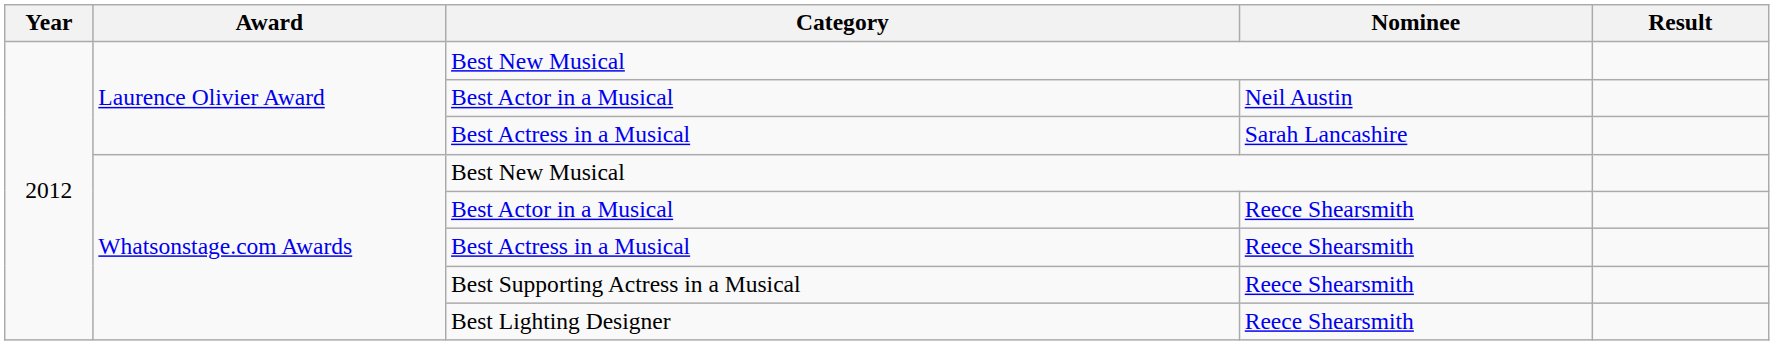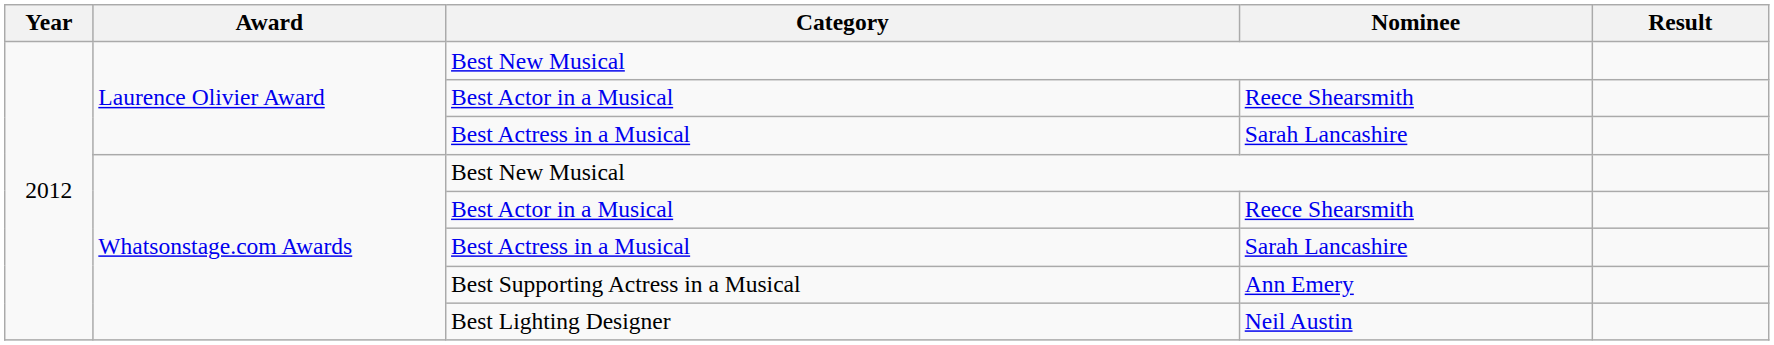(1299, 97) Neil Austin -> (1329, 97) Reece Shearsmith
(1329, 246) Reece Shearsmith -> (1326, 246) Sarah Lancashire
(1329, 284) Reece Shearsmith -> (1299, 284) Ann Emery
(1329, 321) Reece Shearsmith -> (1299, 321) Neil Austin
